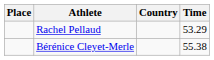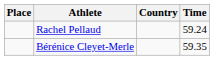(195, 30) 53.29 -> (195, 30) 59.24
(195, 47) 55.38 -> (195, 47) 59.35
